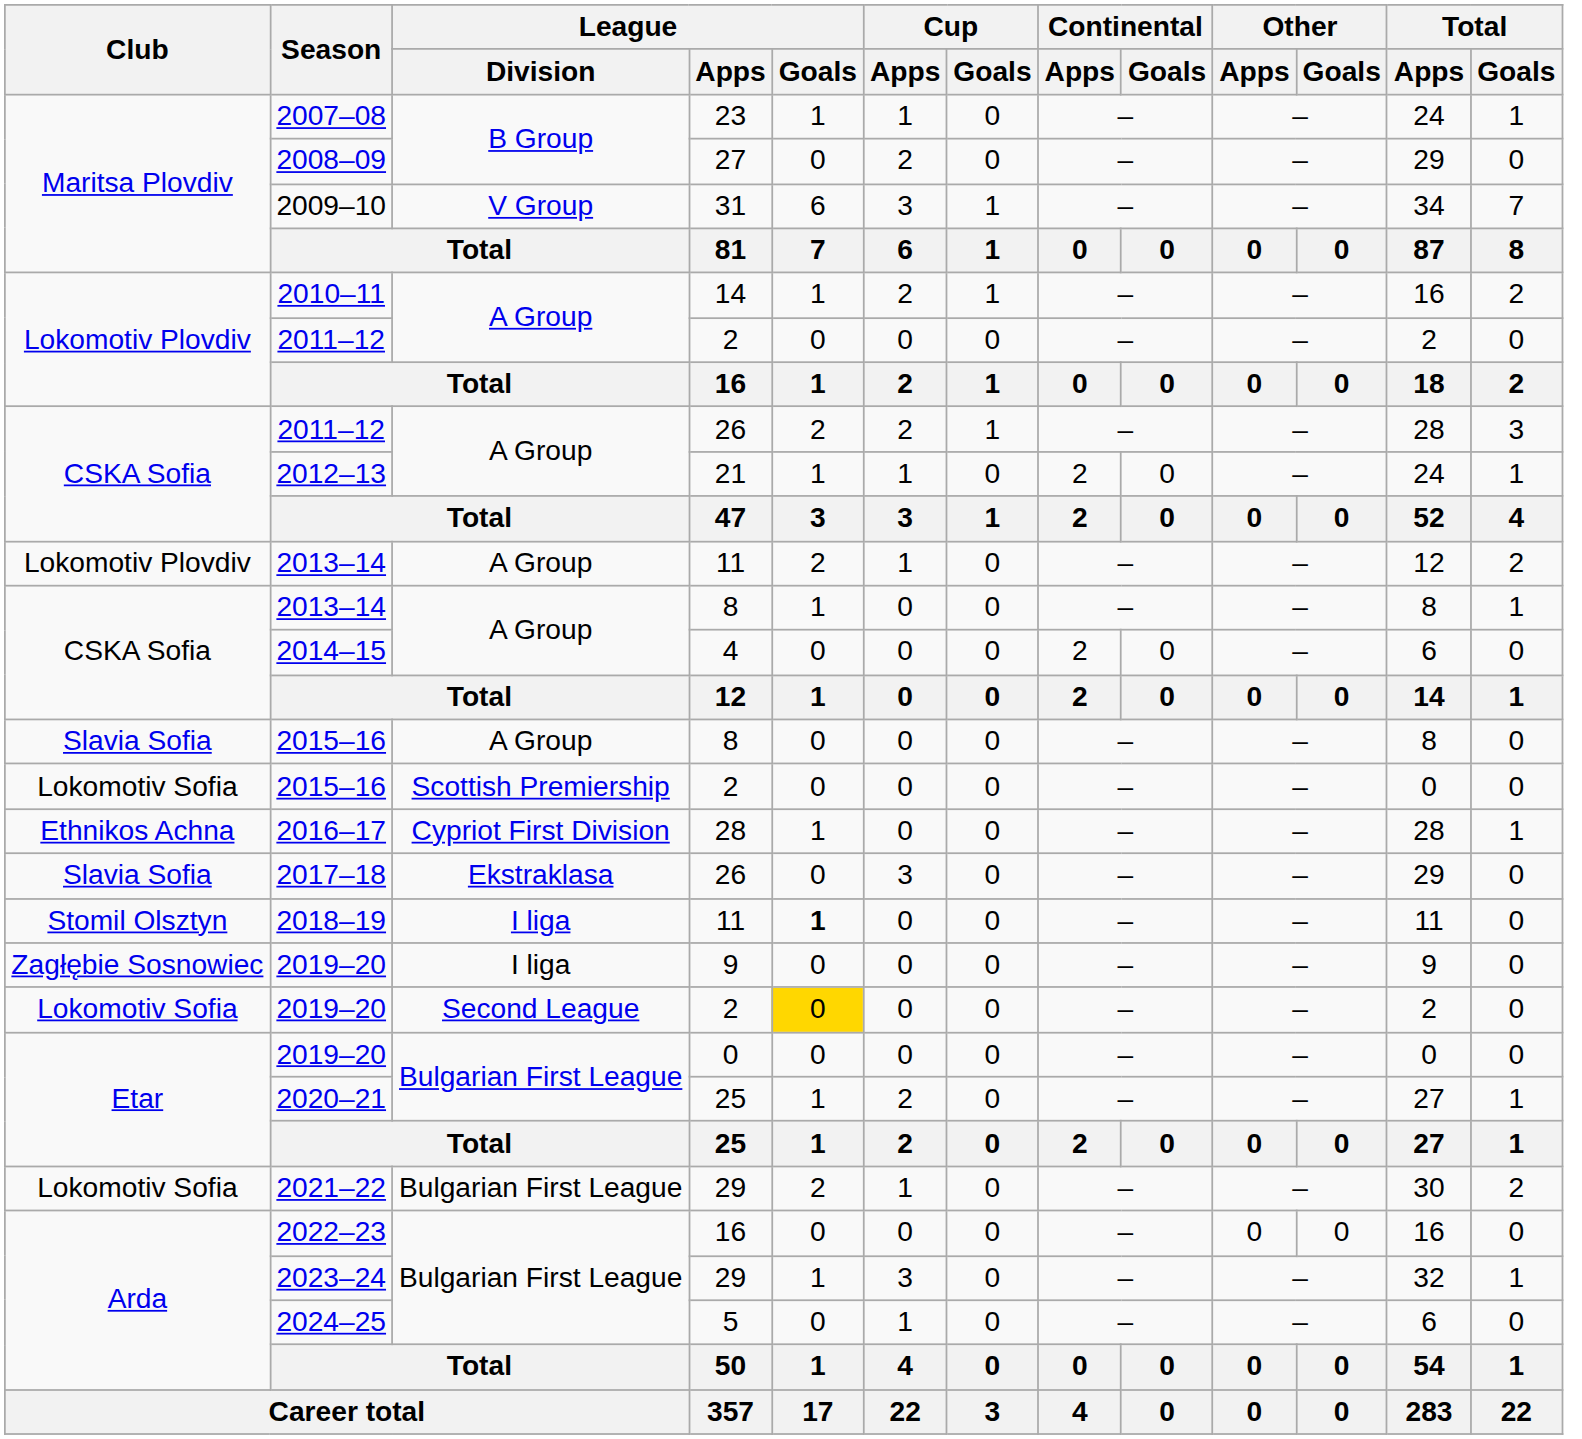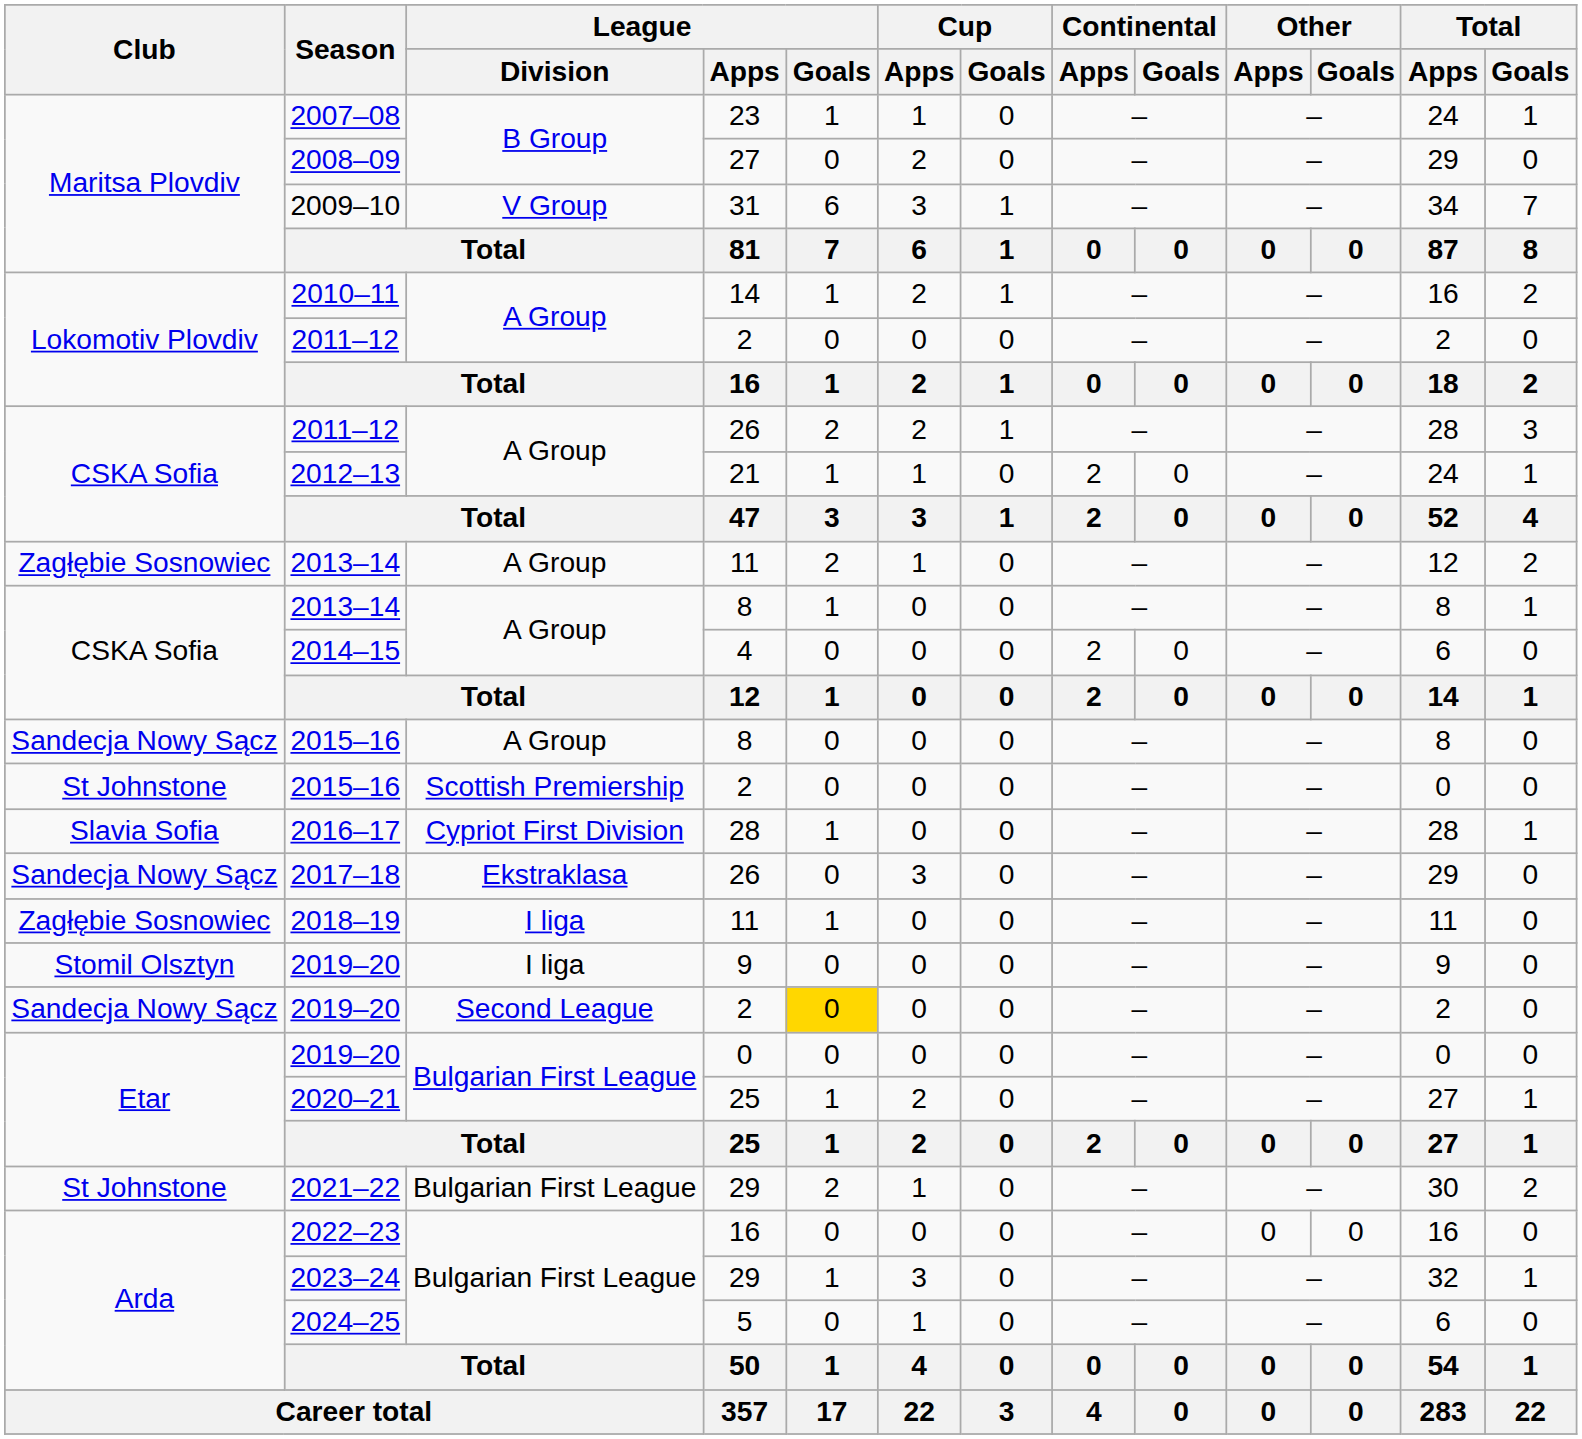(137, 562) Lokomotiv Plovdiv -> (144, 562) Zagłębie Sosnowiec
(137, 741) Slavia Sofia -> (144, 741) Sandecja Nowy Sącz
(137, 786) Lokomotiv Sofia -> (144, 786) St Johnstone
(137, 830) Ethnikos Achna -> (144, 830) Slavia Sofia
(137, 875) Slavia Sofia -> (144, 875) Sandecja Nowy Sącz
(137, 920) Stomil Olsztyn -> (144, 920) Zagłębie Sosnowiec
(818, 920) bold -> (832, 920) normal
(137, 964) Zagłębie Sosnowiec -> (144, 964) Stomil Olsztyn
(137, 1009) Lokomotiv Sofia -> (144, 1009) Sandecja Nowy Sącz
(137, 1187) Lokomotiv Sofia -> (144, 1187) St Johnstone
